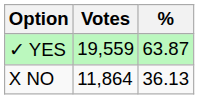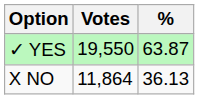(106, 49) 19,559 -> (106, 49) 19,550
